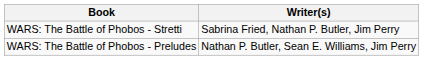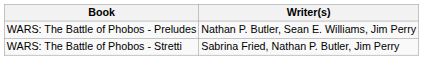rows swapped: (102, 47) <-> (94, 30)
